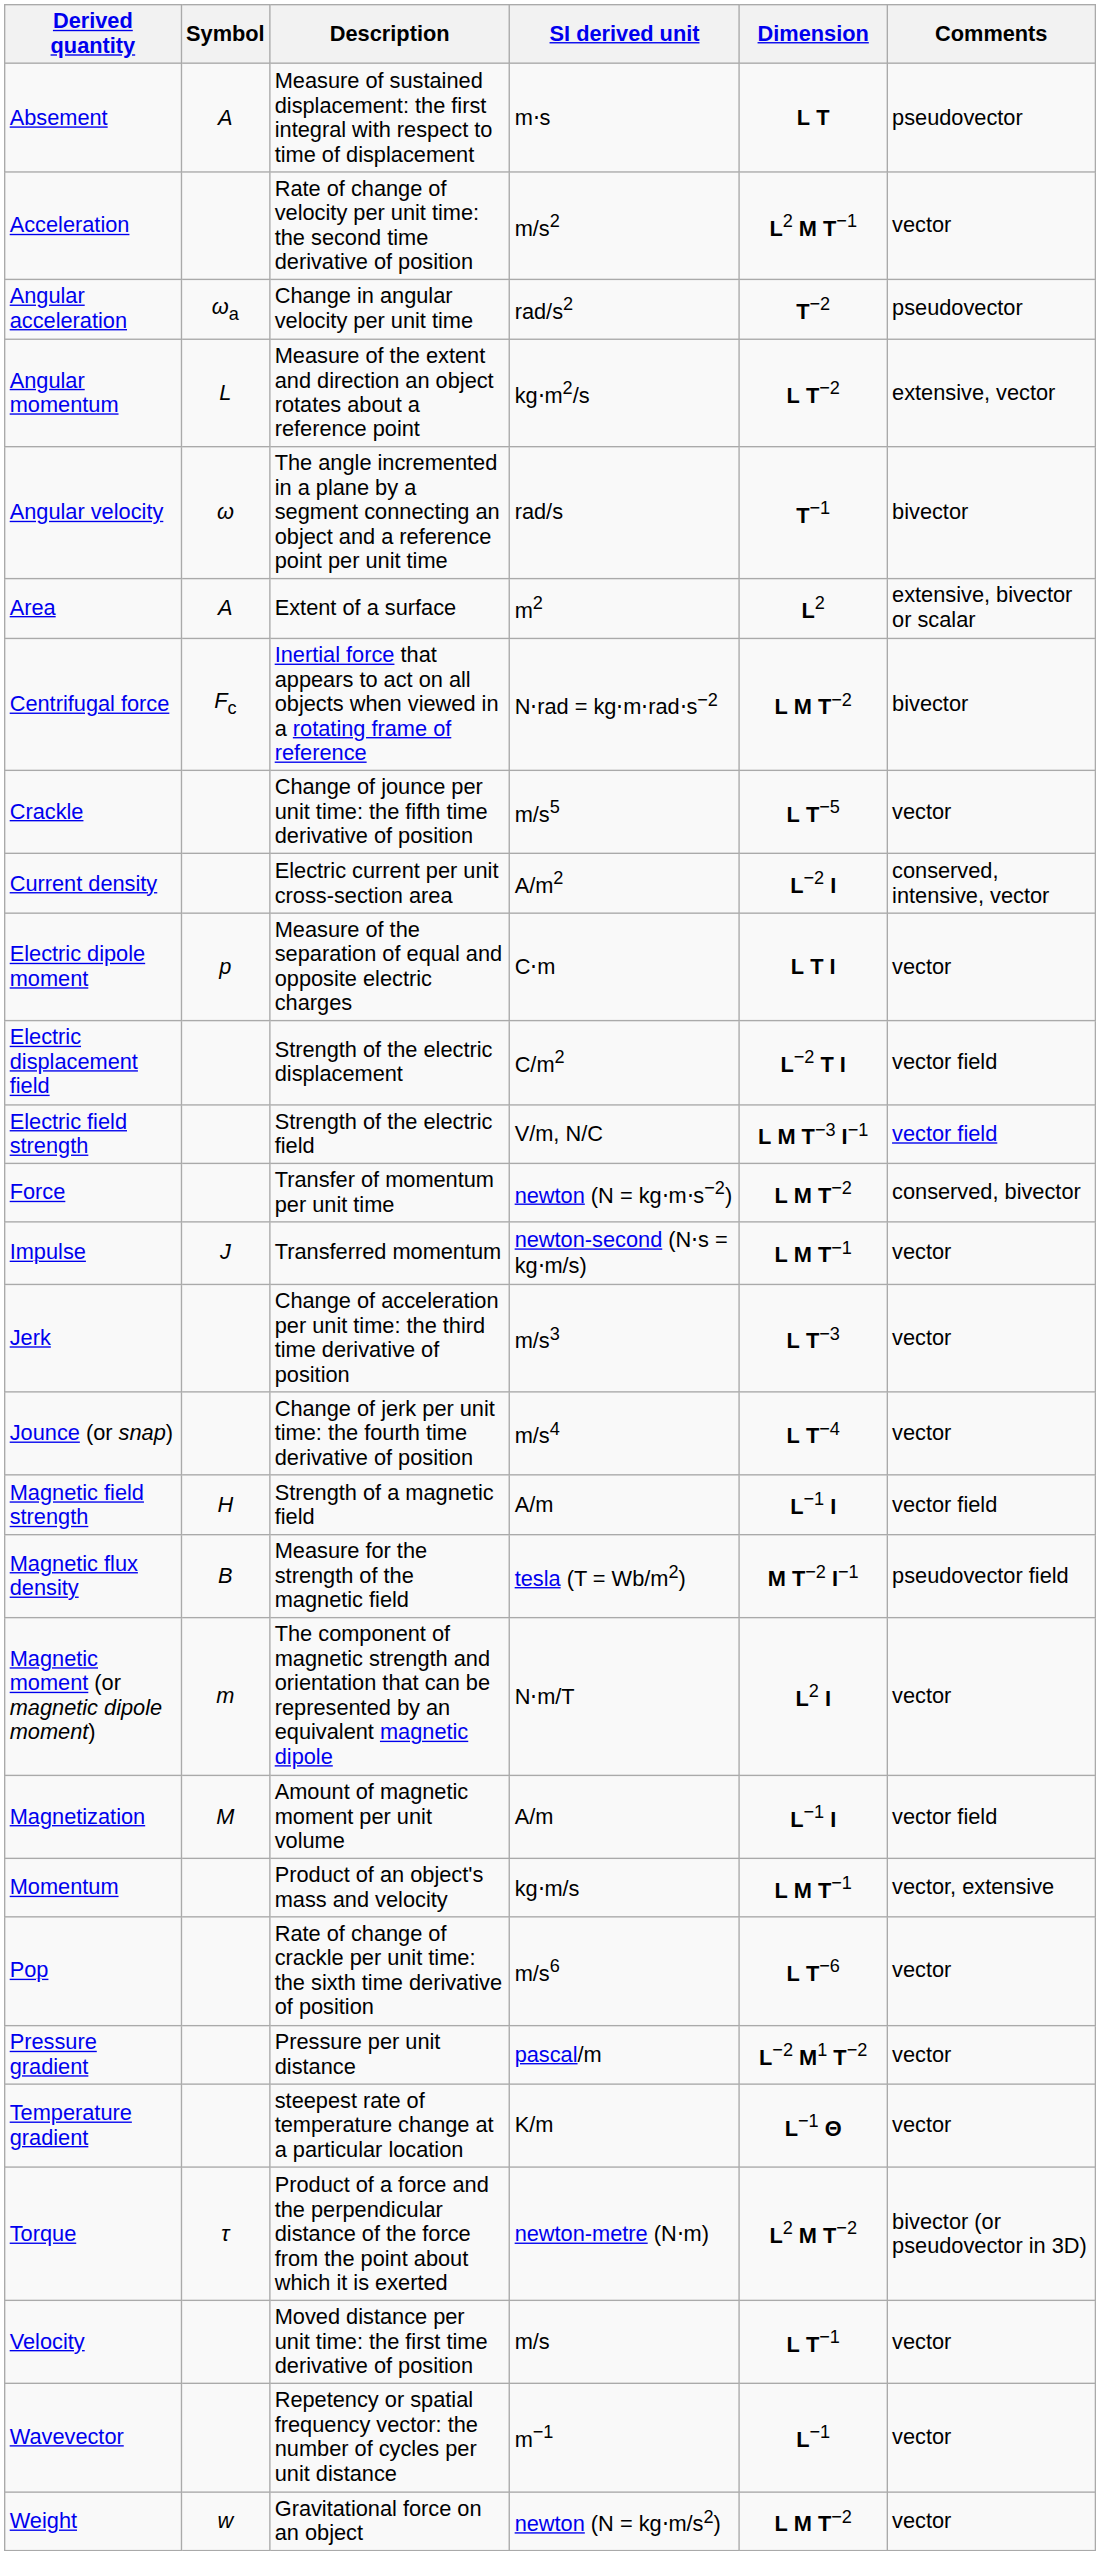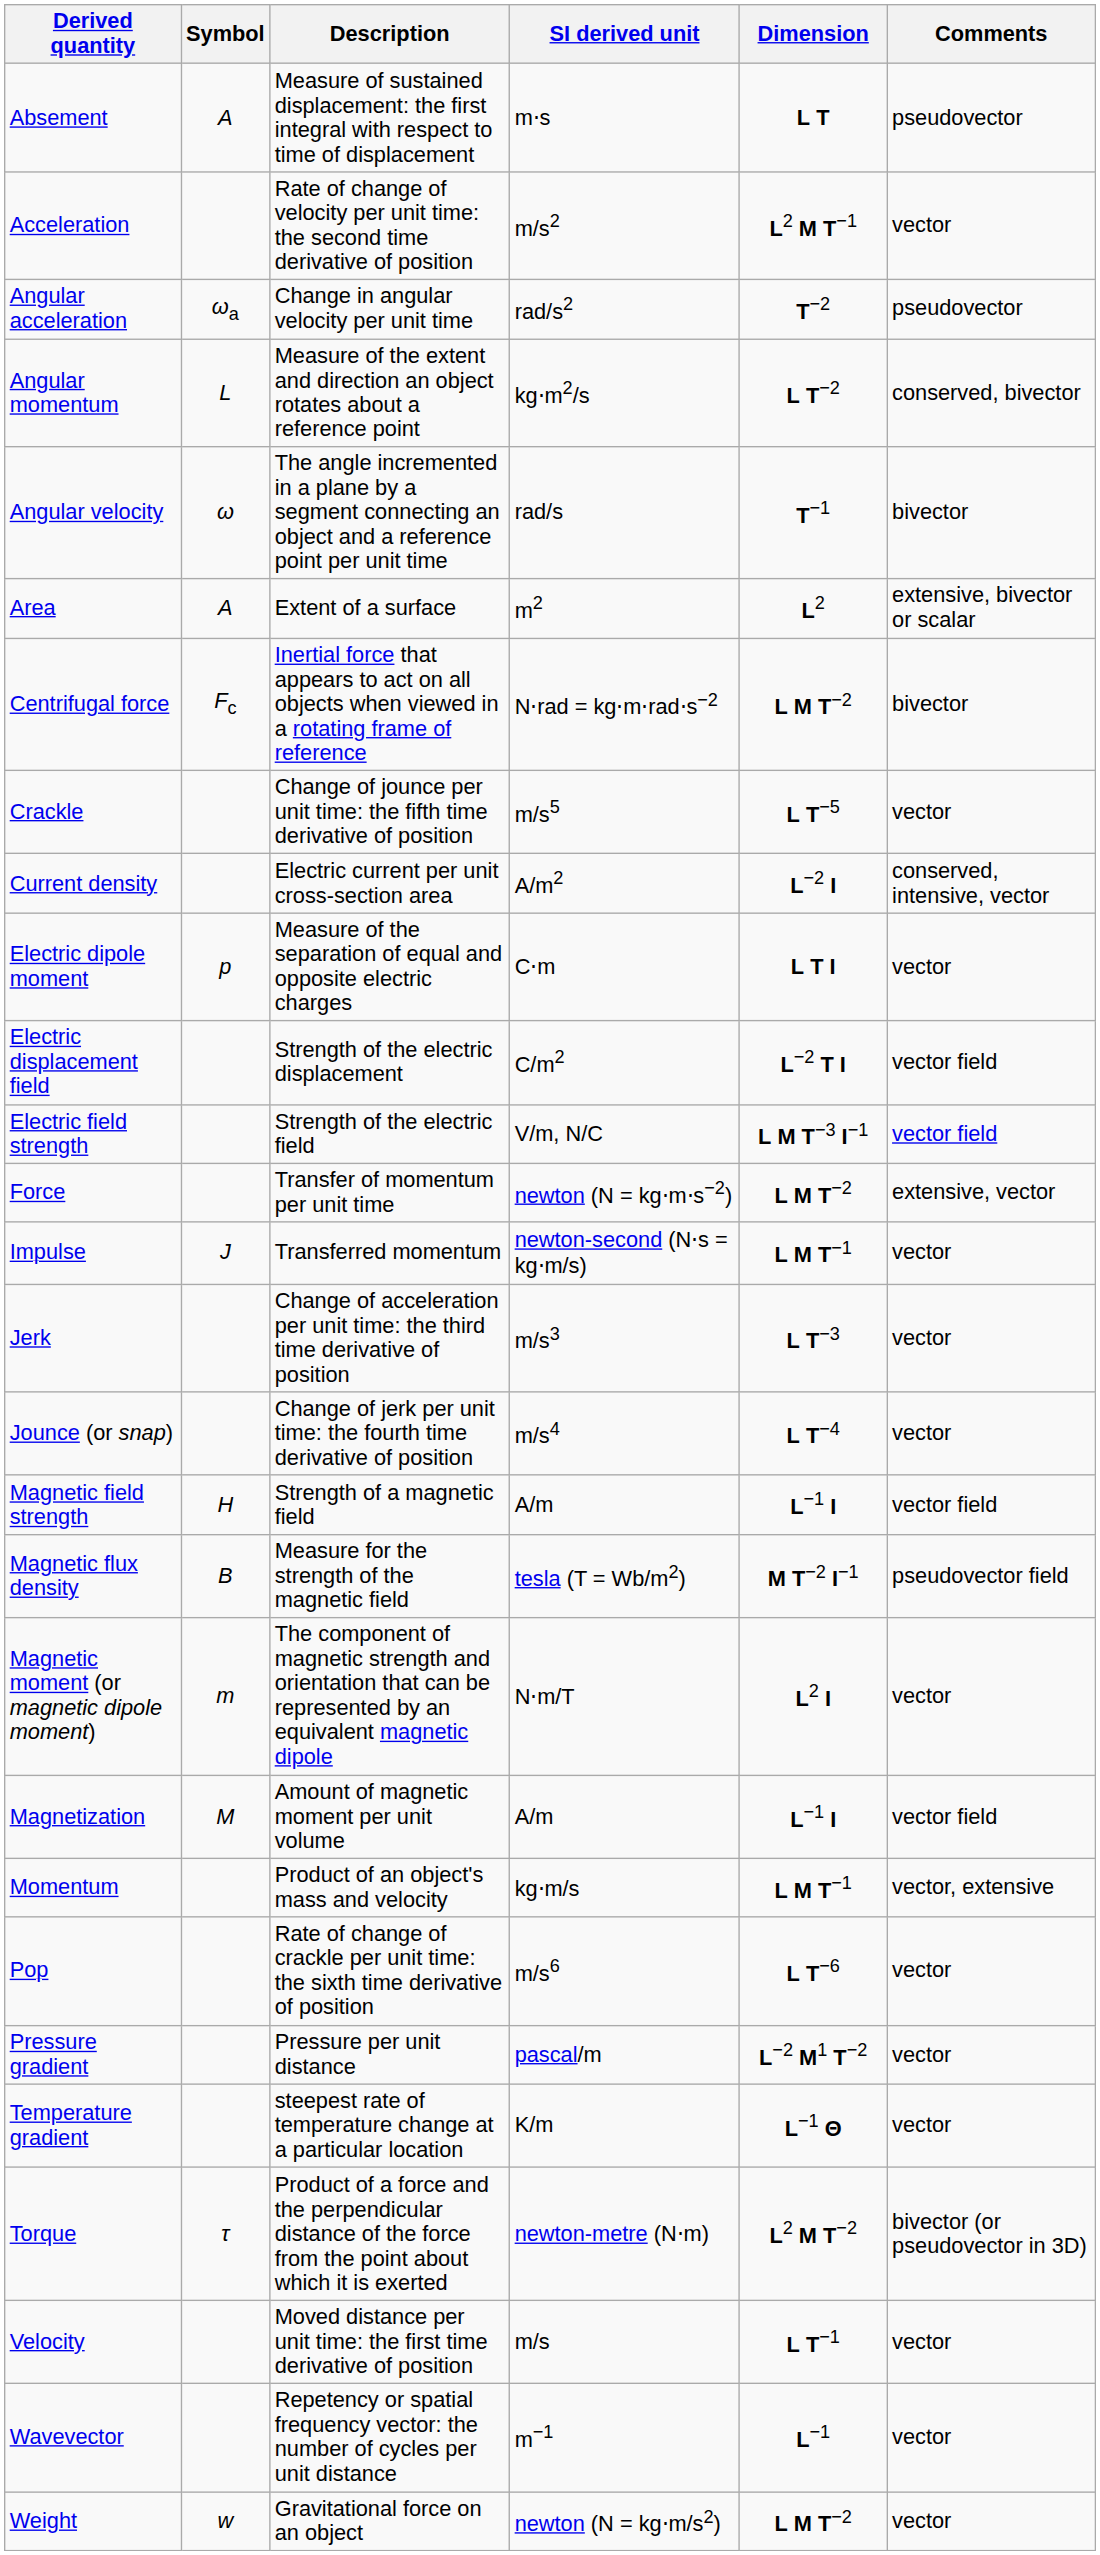(974, 392) extensive, vector -> (986, 392) conserved, bivector
(986, 1192) conserved, bivector -> (974, 1192) extensive, vector
